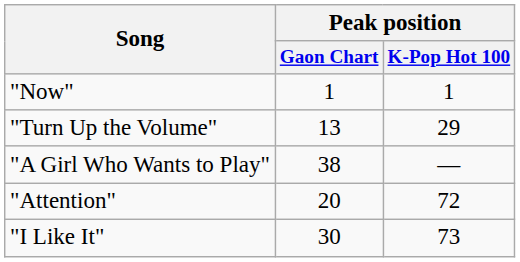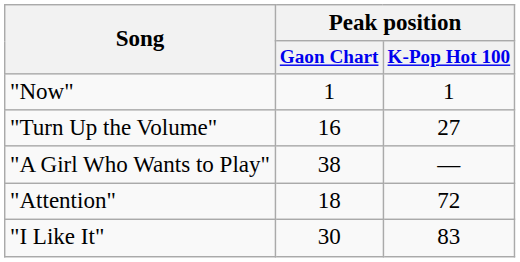(329, 127) 13 -> (329, 127) 16
(449, 127) 29 -> (449, 127) 27
(329, 201) 20 -> (329, 201) 18
(449, 237) 73 -> (449, 237) 83
